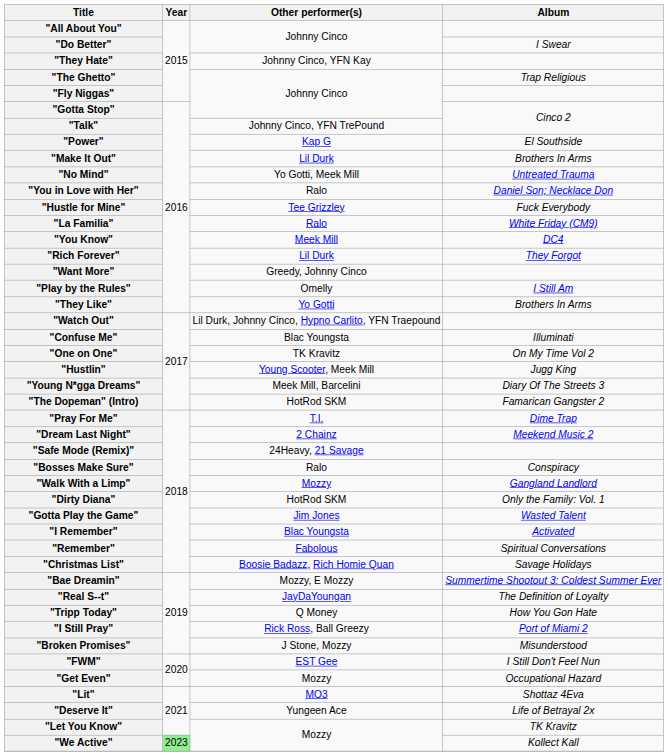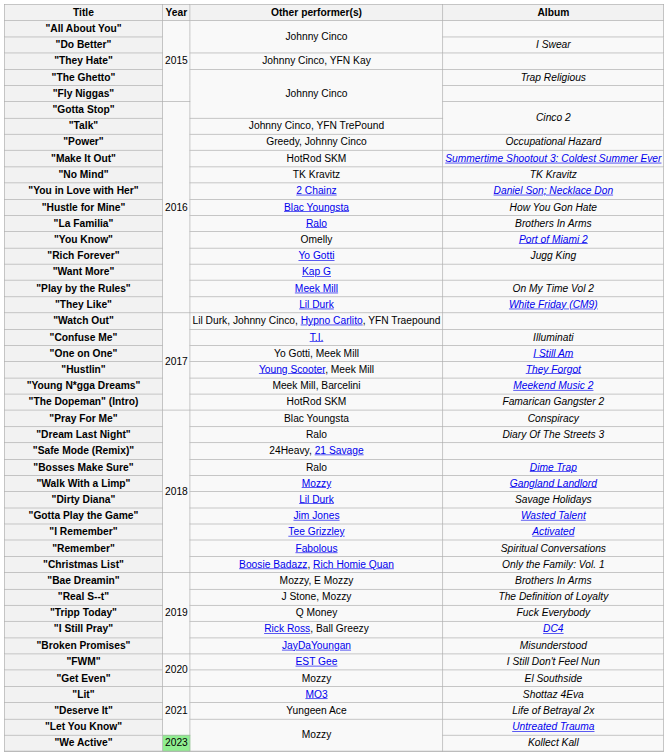(316, 142) Kap G -> (316, 142) Greedy, Johnny Cinco
(553, 142) El Southside -> (553, 142) Occupational Hazard
(316, 158) Lil Durk -> (316, 158) HotRod SKM
(553, 158) Brothers In Arms -> (553, 158) Summertime Shootout 3: Coldest Summer Ever
(316, 175) Yo Gotti, Meek Mill -> (316, 175) TK Kravitz
(553, 175) Untreated Trauma -> (553, 175) TK Kravitz
(316, 191) Ralo -> (316, 191) 2 Chainz
(316, 207) Tee Grizzley -> (316, 207) Blac Youngsta
(553, 207) Fuck Everybody -> (553, 207) How You Gon Hate
(553, 223) White Friday (CM9) -> (553, 223) Brothers In Arms
(316, 239) Meek Mill -> (316, 239) Omelly
(553, 239) DC4 -> (553, 239) Port of Miami 2
(316, 256) Lil Durk -> (316, 256) Yo Gotti
(553, 256) They Forgot -> (553, 256) Jugg King
(316, 272) Greedy, Johnny Cinco -> (316, 272) Kap G
(316, 288) Omelly -> (316, 288) Meek Mill
(553, 288) I Still Am -> (553, 288) On My Time Vol 2
(316, 304) Yo Gotti -> (316, 304) Lil Durk
(553, 304) Brothers In Arms -> (553, 304) White Friday (CM9)
(316, 337) Blac Youngsta -> (316, 337) T.I.
(316, 353) TK Kravitz -> (316, 353) Yo Gotti, Meek Mill
(553, 353) On My Time Vol 2 -> (553, 353) I Still Am
(553, 369) Jugg King -> (553, 369) They Forgot
(553, 386) Diary Of The Streets 3 -> (553, 386) Meekend Music 2
(316, 418) T.I. -> (316, 418) Blac Youngsta
(553, 418) Dime Trap -> (553, 418) Conspiracy
(316, 434) 2 Chainz -> (316, 434) Ralo
(553, 434) Meekend Music 2 -> (553, 434) Diary Of The Streets 3
(553, 467) Conspiracy -> (553, 467) Dime Trap
(316, 499) HotRod SKM -> (316, 499) Lil Durk
(553, 499) Only the Family: Vol. 1 -> (553, 499) Savage Holidays
(316, 532) Blac Youngsta -> (316, 532) Tee Grizzley
(553, 564) Savage Holidays -> (553, 564) Only the Family: Vol. 1
(553, 581) Summertime Shootout 3: Coldest Summer Ever -> (553, 581) Brothers In Arms
(316, 597) JayDaYoungan -> (316, 597) J Stone, Mozzy
(553, 613) How You Gon Hate -> (553, 613) Fuck Everybody
(553, 629) Port of Miami 2 -> (553, 629) DC4
(316, 645) J Stone, Mozzy -> (316, 645) JayDaYoungan
(553, 678) Occupational Hazard -> (553, 678) El Southside
(553, 727) TK Kravitz -> (553, 727) Untreated Trauma
